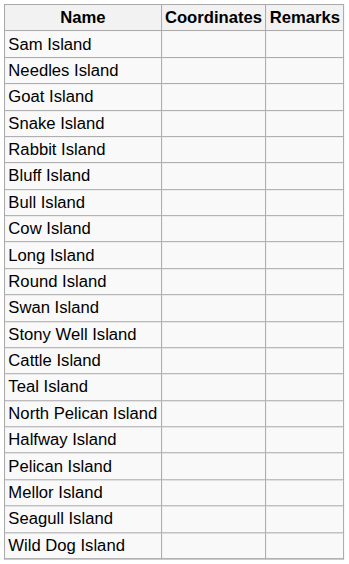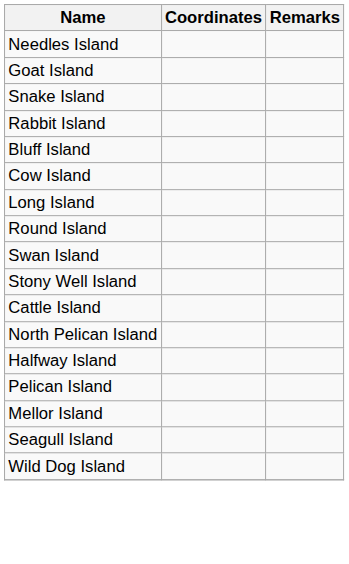- row: (50, 44)
- row: (47, 202)
- row: (48, 387)
